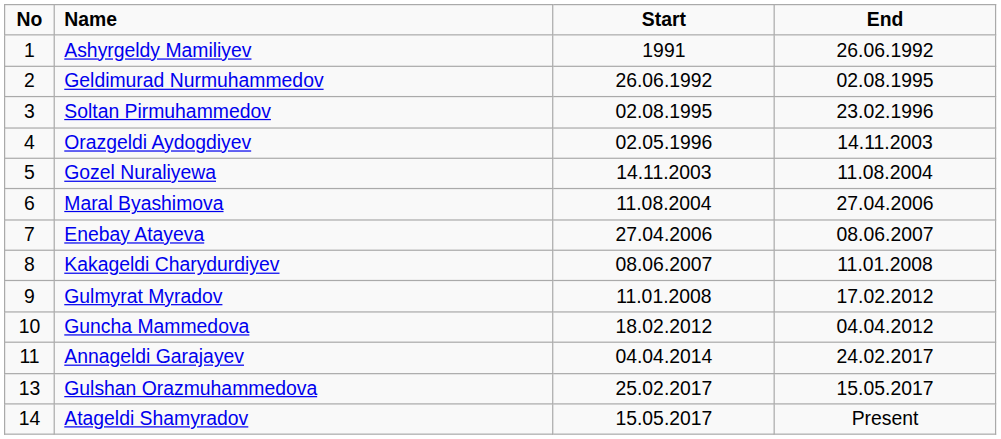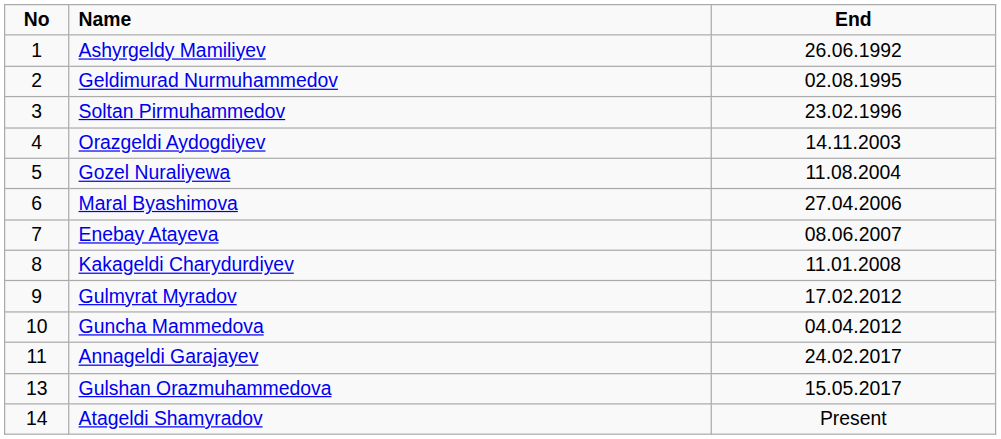- column: (664, 19)
